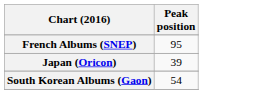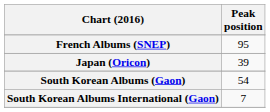+ row: (113, 98)
